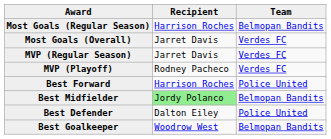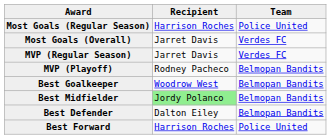(281, 26) Belmopan Bandits -> (273, 26) Police United
(262, 69) Verdes FC -> (281, 69) Belmopan Bandits
rows swapped: (78, 84) <-> (78, 127)
(273, 112) Police United -> (281, 112) Belmopan Bandits
